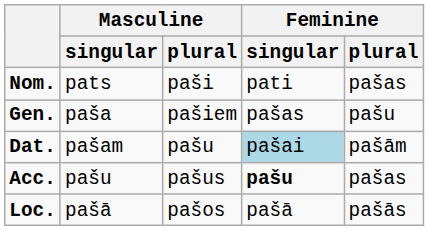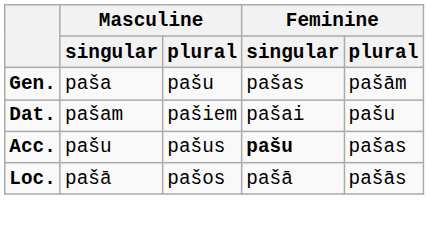- row: (33, 84)
(202, 115) pašiem -> (191, 84) pašu
(372, 115) pašu -> (378, 84) pašām
(191, 147) pašu -> (202, 115) pašiem
(275, 147) lightblue background -> (275, 115) no background
(378, 147) pašām -> (372, 115) pašu
